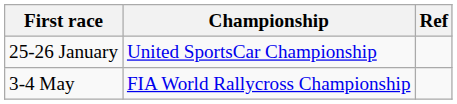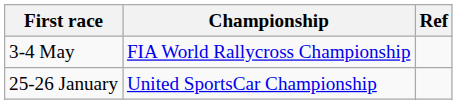rows swapped: (64, 52) <-> (42, 83)
